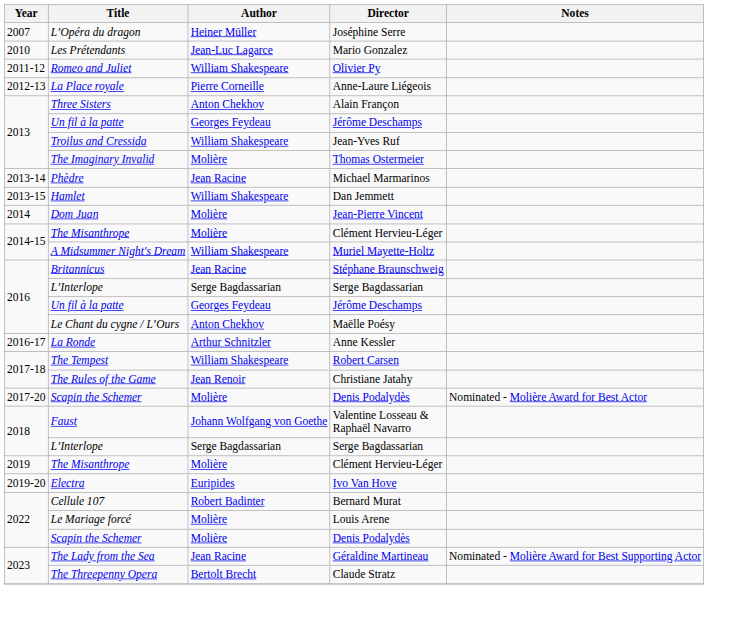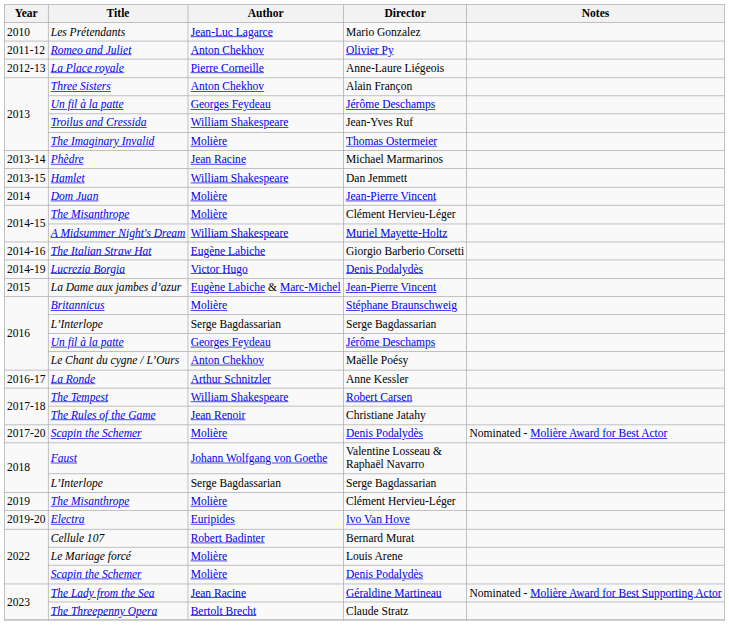- row: (19, 31)
(240, 68) William Shakespeare -> (227, 50) Anton Chekhov
+ row: (26, 251)
+ row: (26, 269)
+ row: (19, 287)
(218, 269) Jean Racine -> (209, 305) Molière
